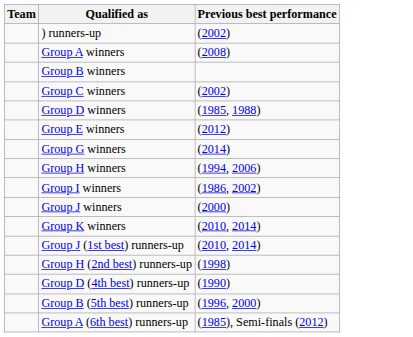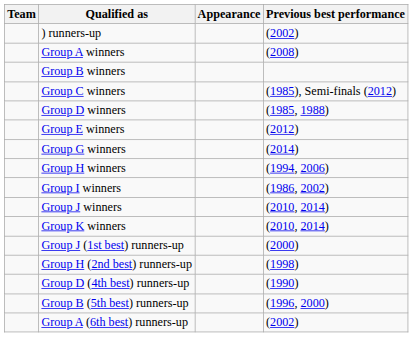+ column: (229, 14)
(214, 91) (2002) -> (331, 91) (1985), Semi-finals (2012)
(214, 206) (2000) -> (297, 206) (2010, 2014)
(229, 245) (2010, 2014) -> (282, 245) (2000)
(263, 322) (1985), Semi-finals (2012) -> (282, 322) (2002)
